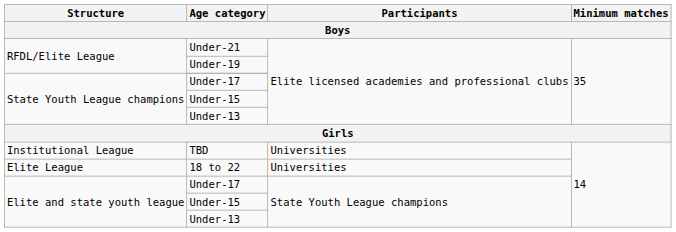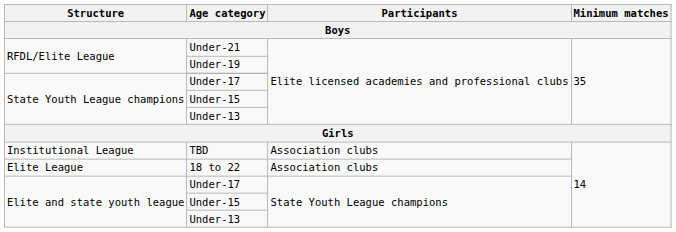(309, 150) Universities -> (324, 150) Association clubs
(309, 167) Universities -> (324, 167) Association clubs
